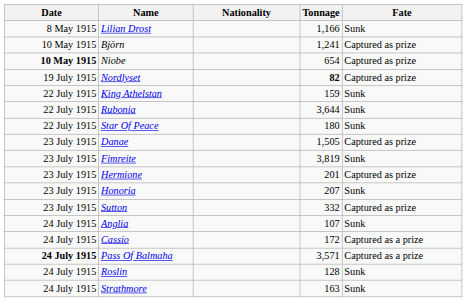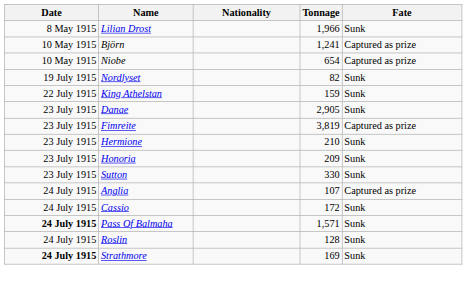(328, 28) 1,166 -> (328, 28) 1,966
(68, 61) bold -> (69, 61) normal
(335, 77) bold -> (335, 77) normal
(380, 77) Captured as prize -> (355, 77) Sunk
- row: (118, 110)
- row: (130, 126)
(328, 142) 1,505 -> (328, 110) 2,905
(380, 142) Captured as prize -> (355, 110) Sunk
(355, 158) Sunk -> (380, 126) Captured as prize
(332, 175) 201 -> (332, 142) 210
(380, 175) Captured as prize -> (355, 142) Sunk
(332, 191) 207 -> (332, 158) 209
(332, 207) 332 -> (332, 175) 330
(380, 207) Captured as prize -> (355, 175) Sunk
(355, 223) Sunk -> (380, 191) Captured as prize
(384, 239) Captured as a prize -> (355, 207) Sunk
(328, 256) 3,571 -> (328, 223) 1,571
(384, 256) Captured as a prize -> (355, 223) Sunk
(70, 288) normal -> (69, 256) bold
(332, 288) 163 -> (332, 256) 169
